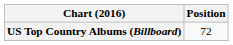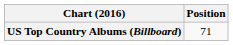(206, 31) 72 -> (206, 31) 71
